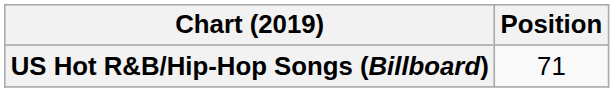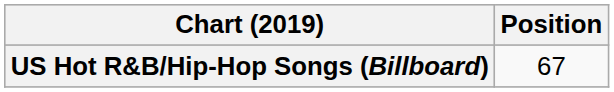(551, 65) 71 -> (551, 65) 67
